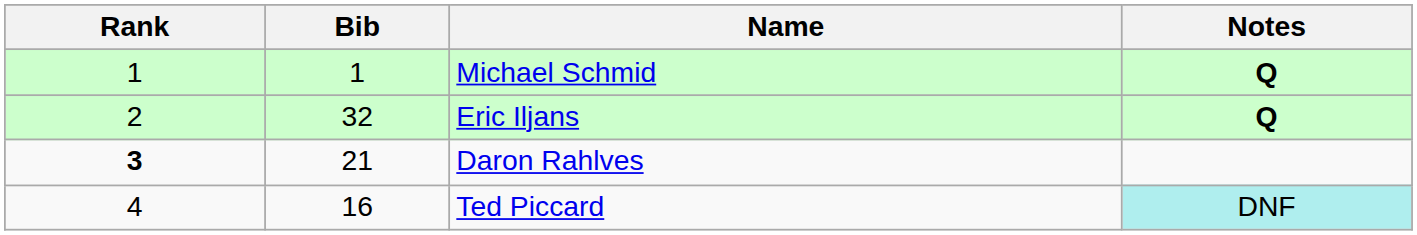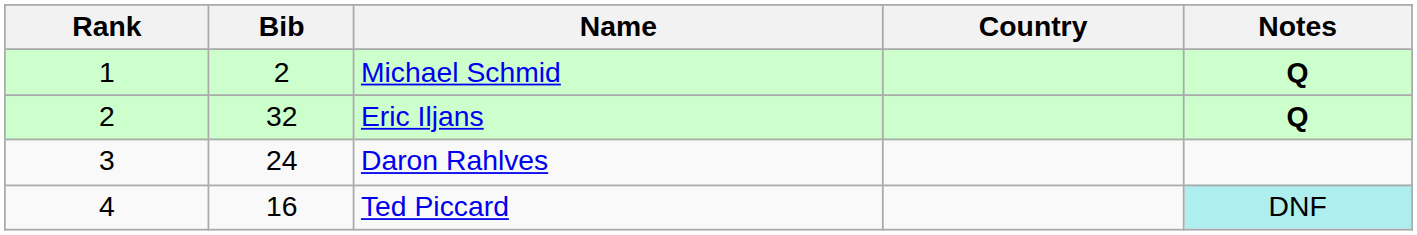+ column: (1033, 26)
(357, 71) 1 -> (282, 71) 2
(135, 161) bold -> (107, 161) normal
(357, 161) 21 -> (282, 161) 24
